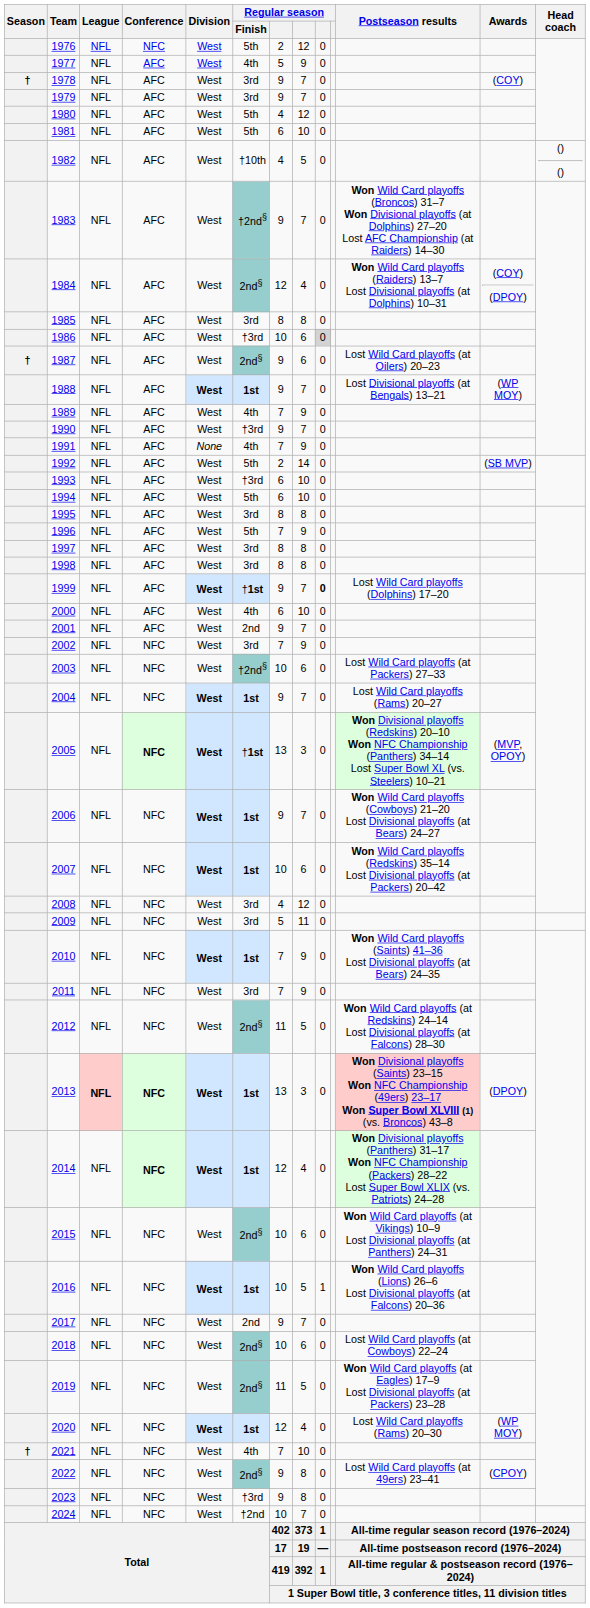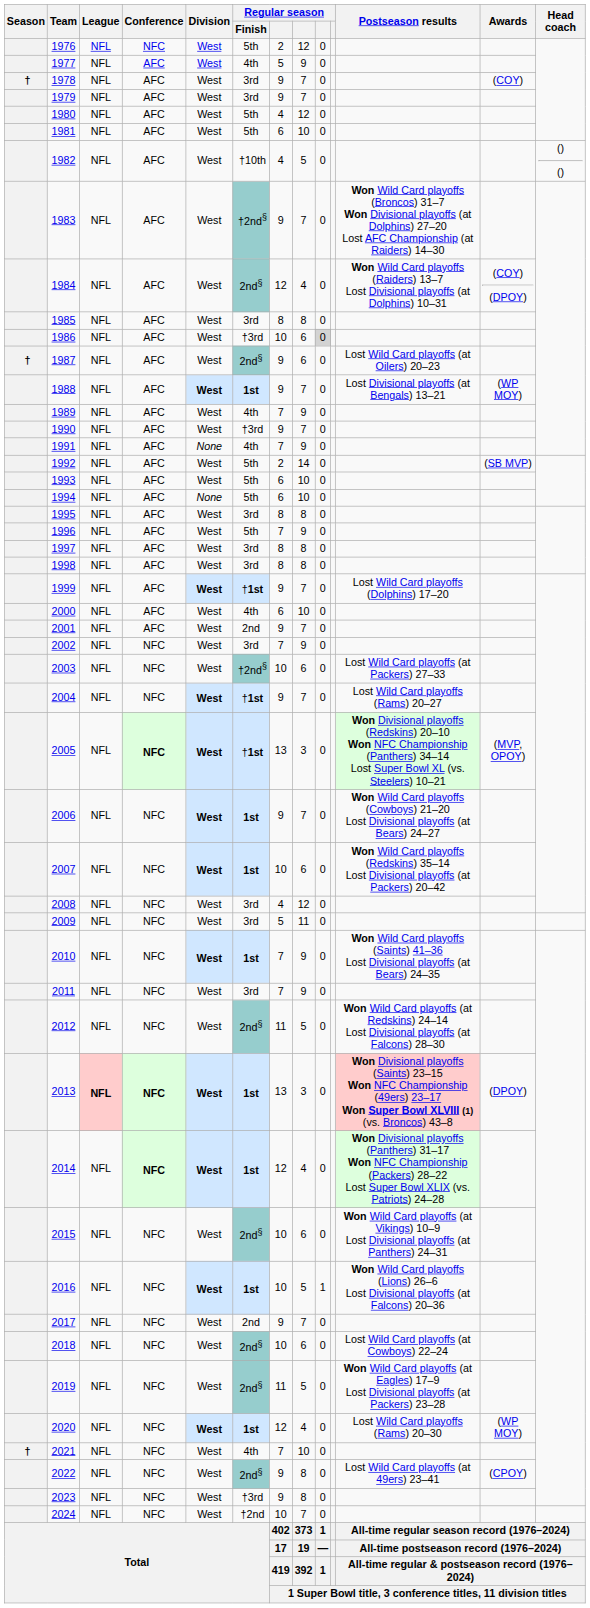(251, 480) †3rd -> (251, 480) 5th
(209, 497) West -> (209, 497) None
(323, 588) bold -> (323, 588) normal
(251, 699) 1st -> (251, 699) †1st
